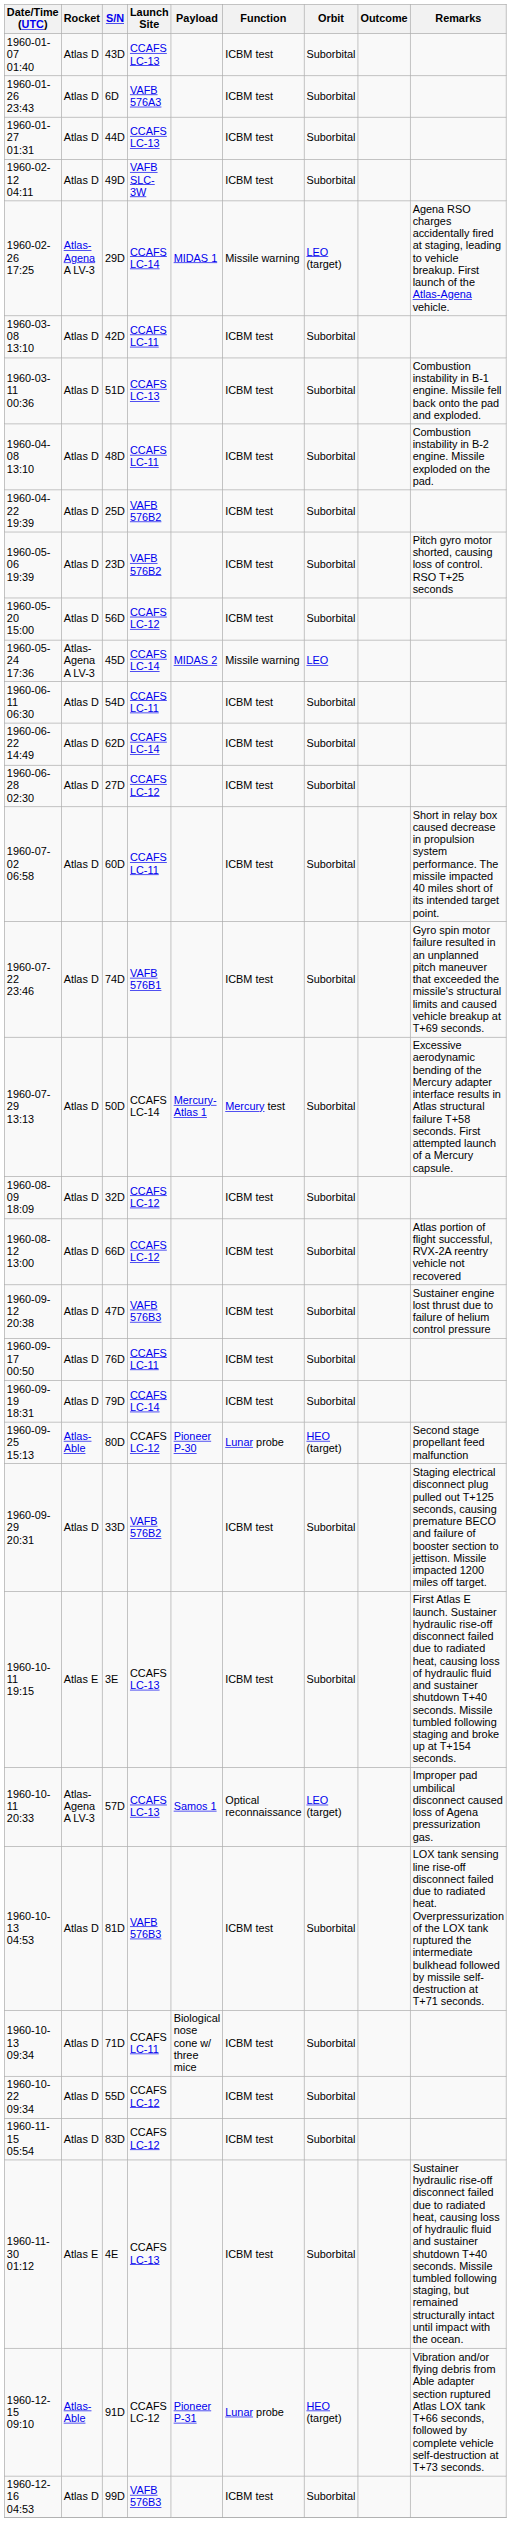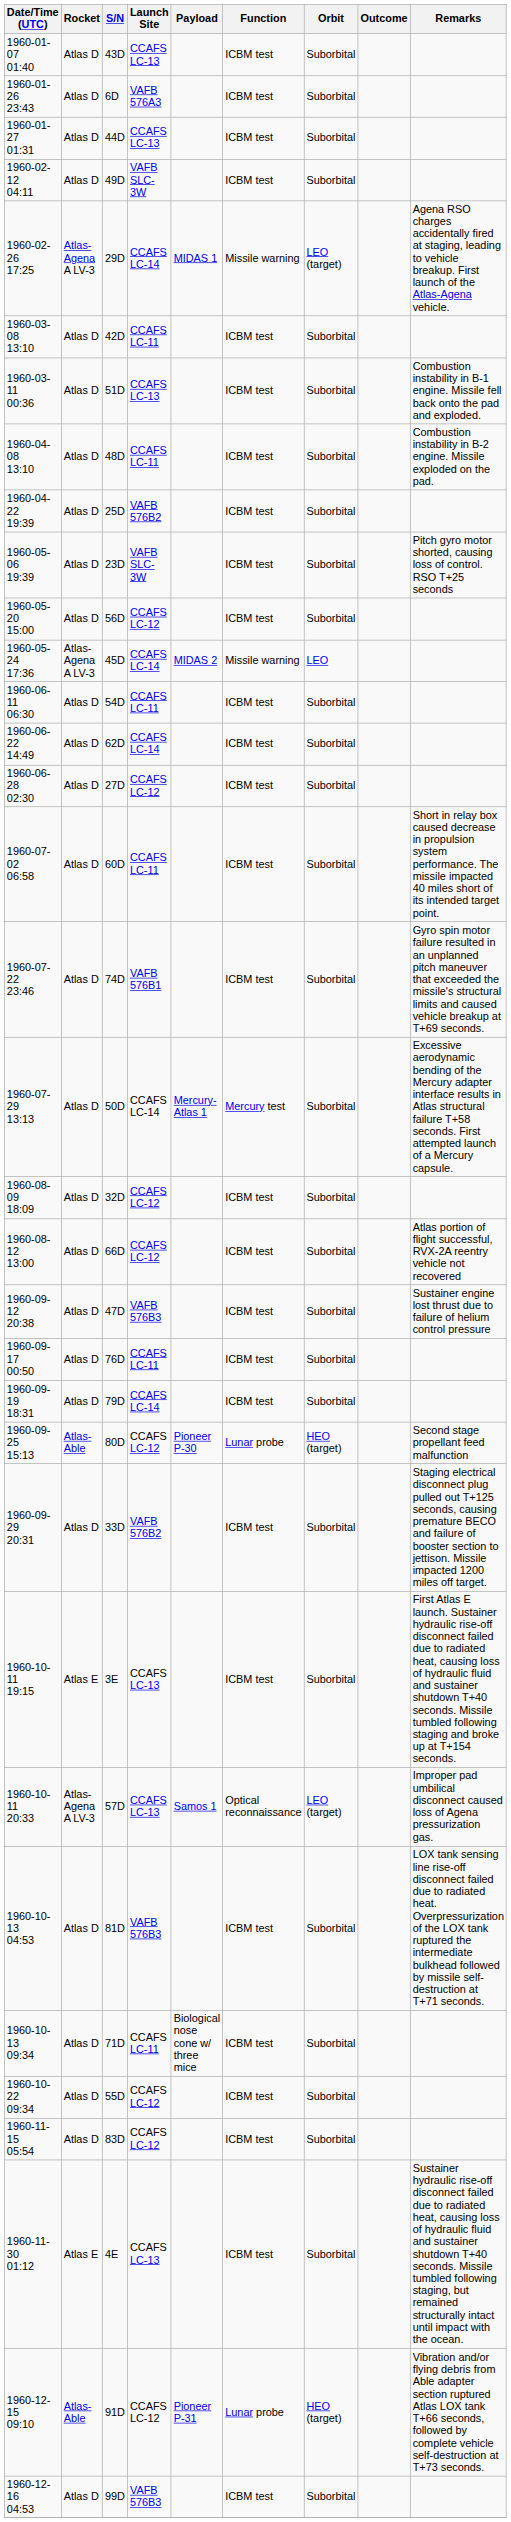(146, 565) VAFB 576B2 -> (144, 565) VAFB SLC-3W
